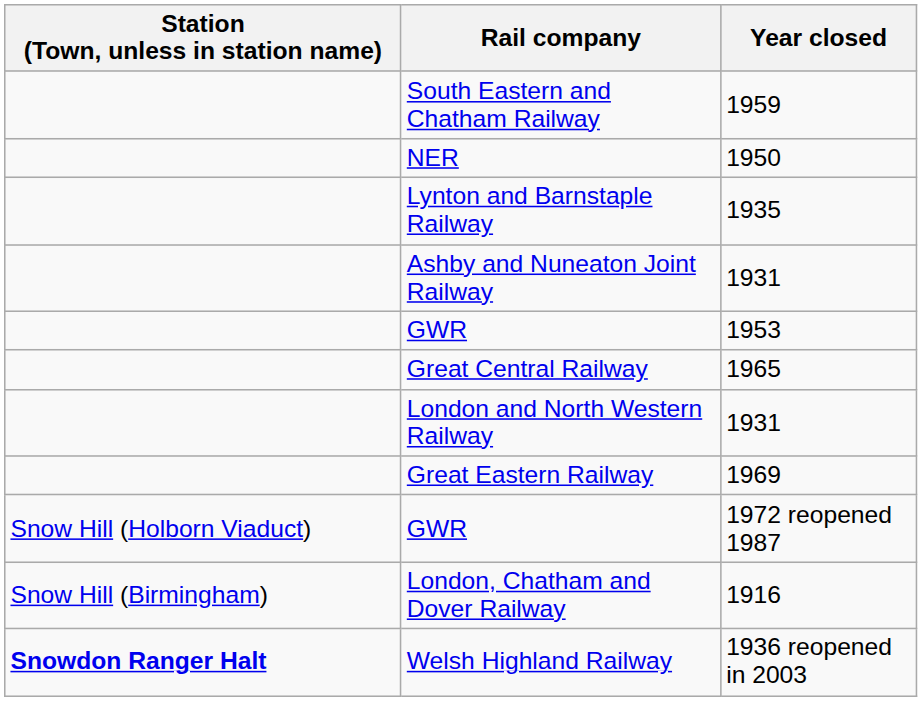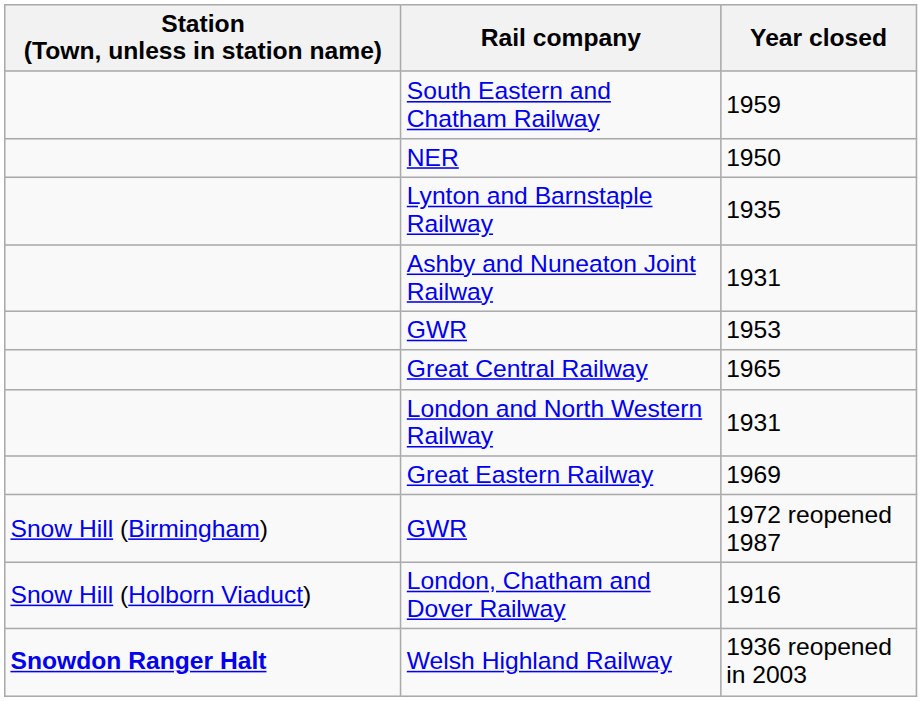(161, 528) Snow Hill (Holborn Viaduct) -> (139, 528) Snow Hill (Birmingham)
(139, 594) Snow Hill (Birmingham) -> (161, 594) Snow Hill (Holborn Viaduct)
